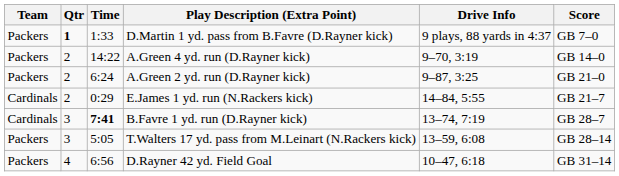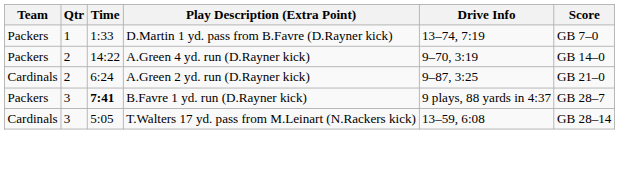(67, 35) bold -> (67, 35) normal
(487, 35) 9 plays, 88 yards in 4:37 -> (453, 35) 13–74, 7:19
(28, 77) Packers -> (33, 77) Cardinals
- row: (219, 98)
(33, 118) Cardinals -> (28, 98) Packers
(453, 118) 13–74, 7:19 -> (487, 98) 9 plays, 88 yards in 4:37
(28, 139) Packers -> (33, 118) Cardinals
- row: (199, 160)
